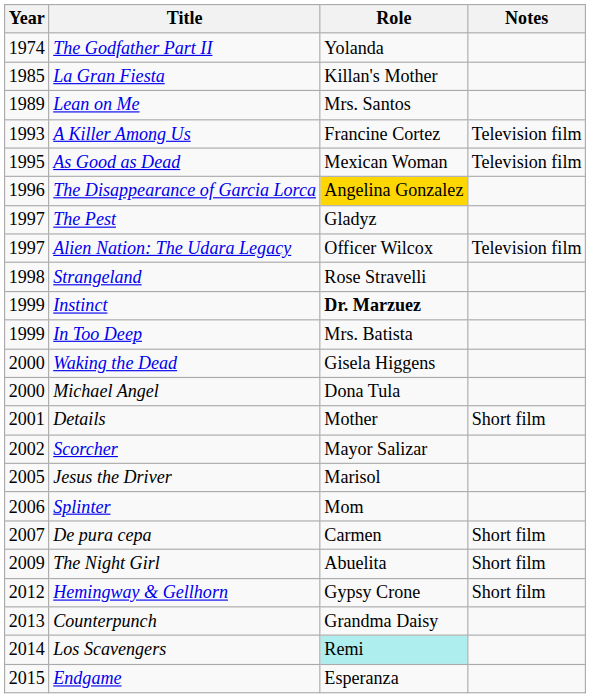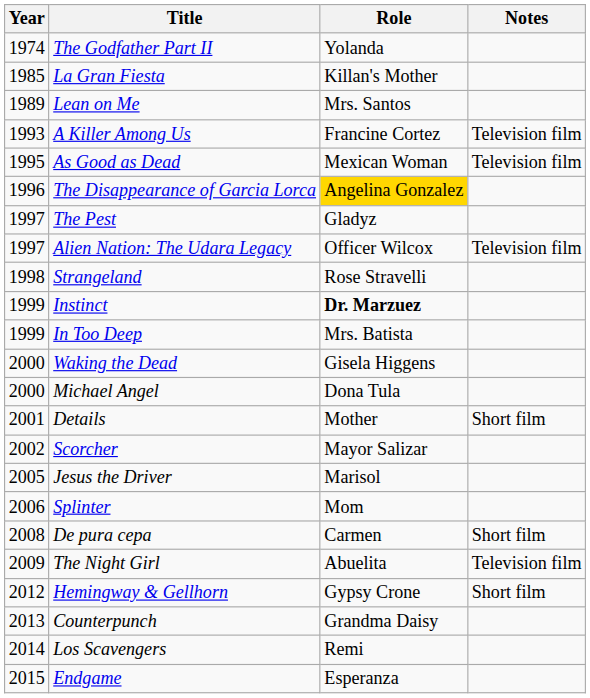(27, 534) 2007 -> (27, 534) 2008
(509, 563) Short film -> (527, 563) Television film
(344, 649) paleturquoise background -> (344, 649) no background
